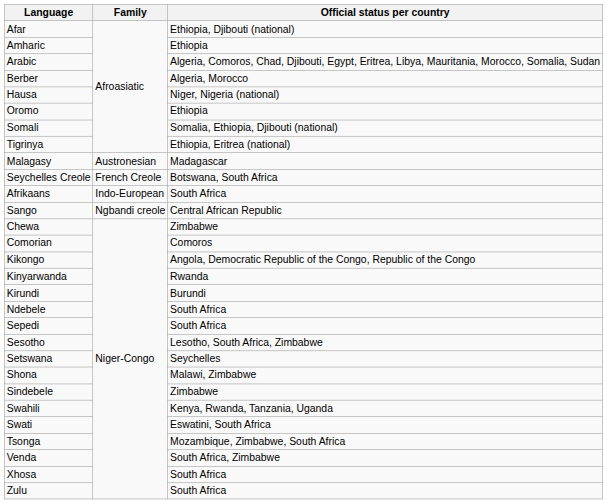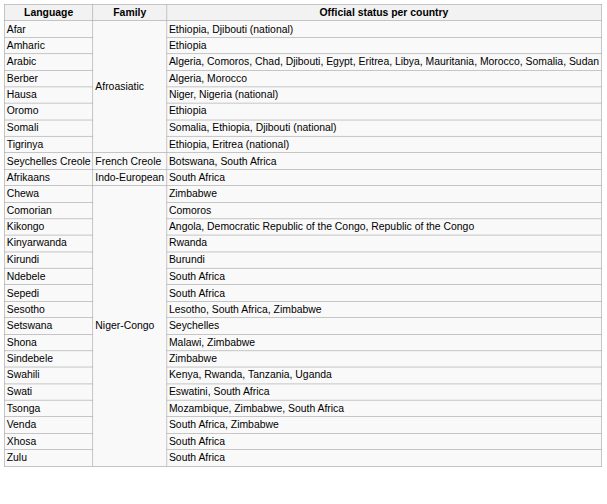- row: (29, 161)
- row: (22, 210)
